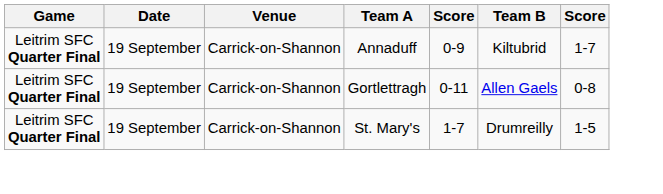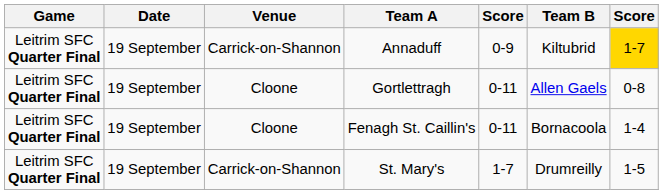(585, 48) no background -> (634, 48) gold background
(274, 88) Carrick-on-Shannon -> (274, 88) Cloone
+ row: (412, 128)
